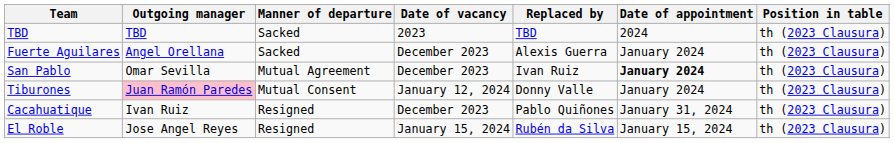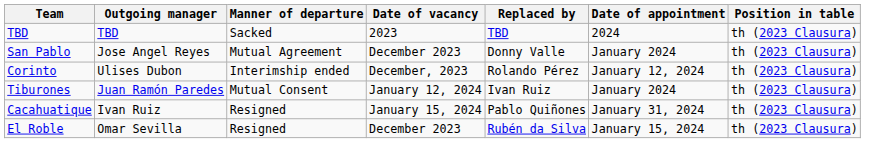- row: (64, 52)
(168, 71) Omar Sevilla -> (154, 52) Jose Angel Reyes
(547, 71) Ivan Ruiz -> (526, 52) Donny Valle
(662, 71) bold -> (634, 52) normal
+ row: (32, 71)
(189, 90) pink background -> (161, 90) no background
(554, 90) Donny Valle -> (519, 90) Ivan Ruiz
(443, 109) December 2023 -> (425, 109) January 15, 2024
(182, 128) Jose Angel Reyes -> (140, 128) Omar Sevilla
(454, 128) January 15, 2024 -> (415, 128) December 2023
